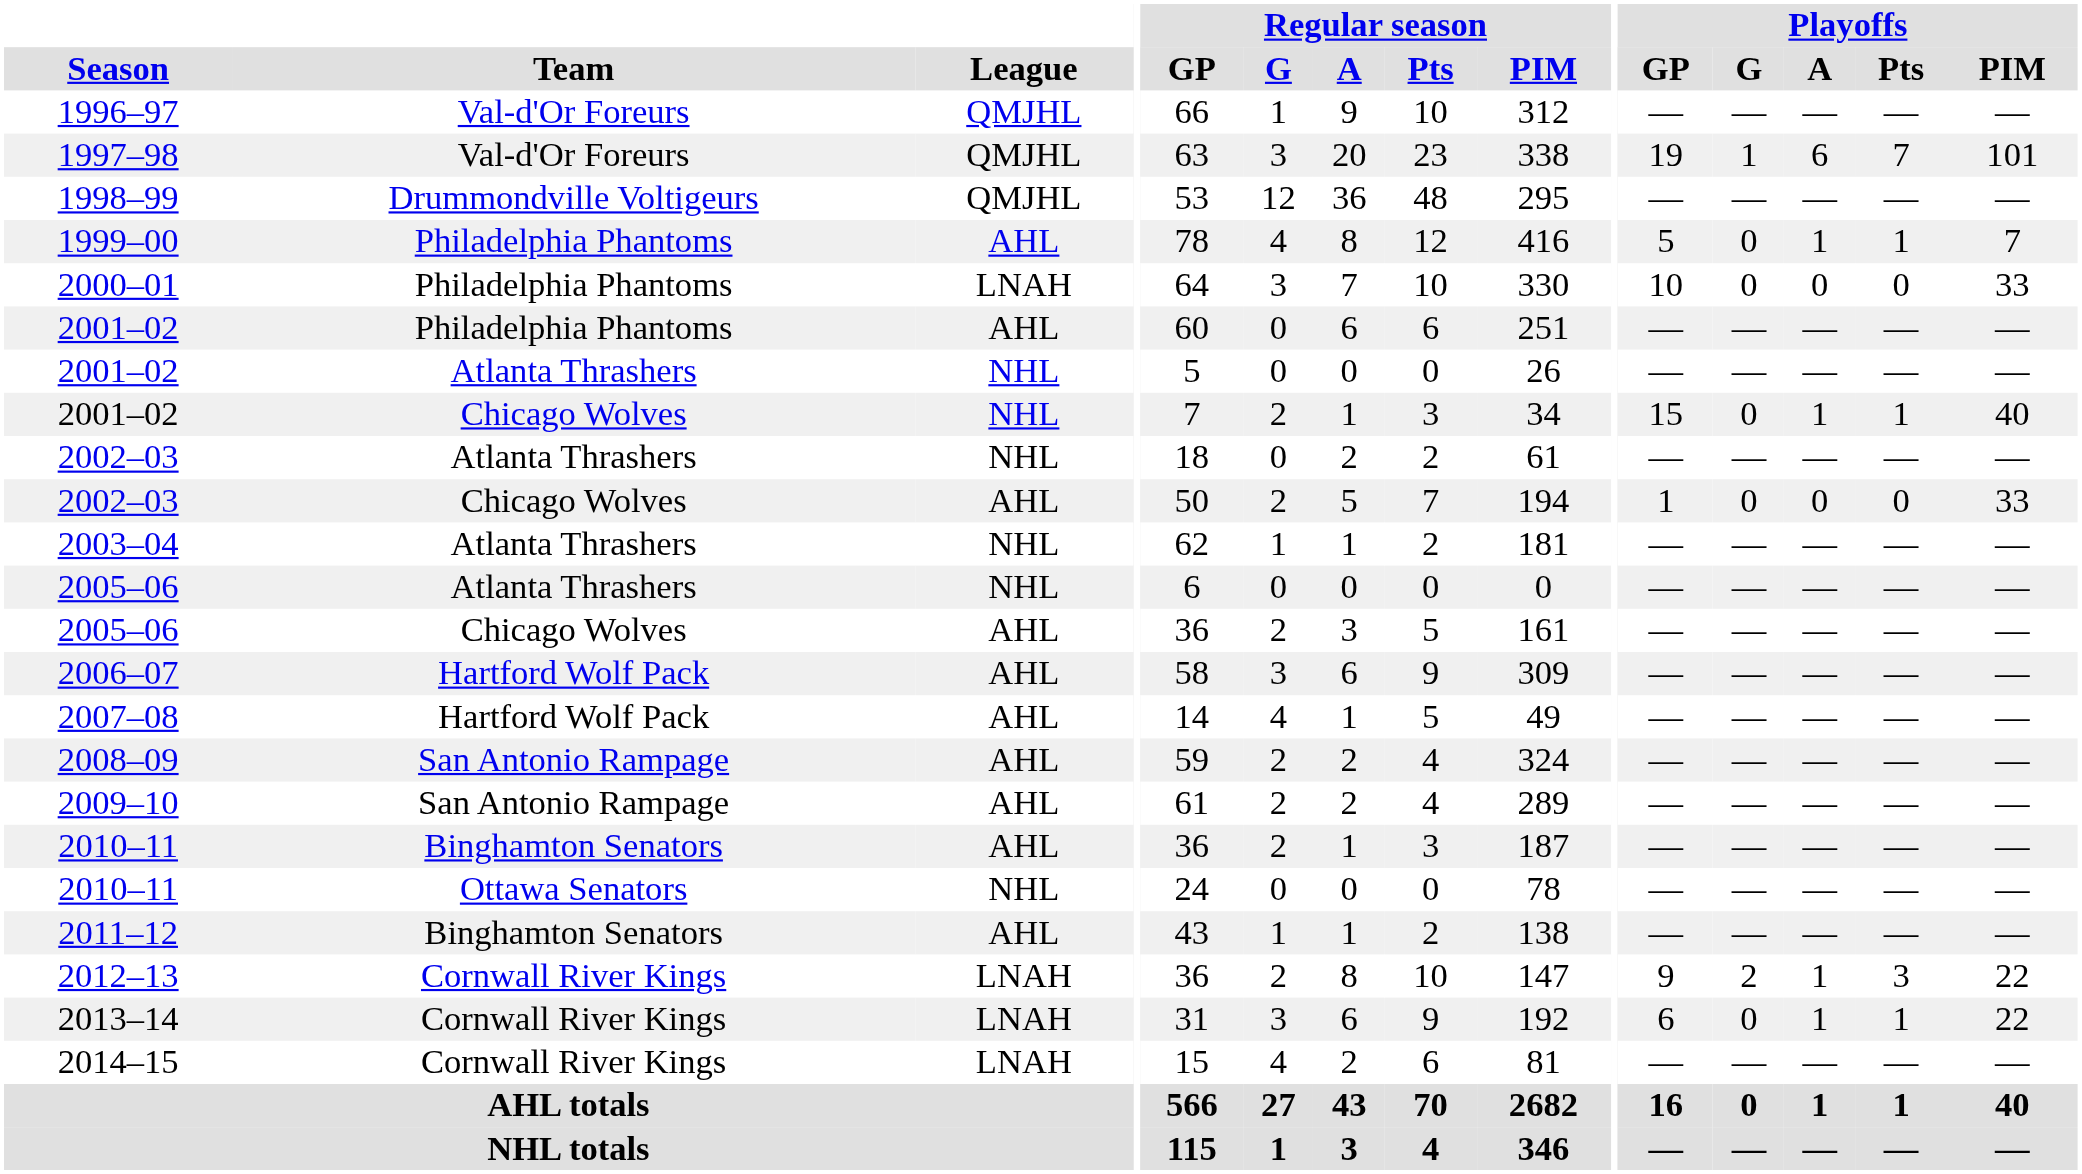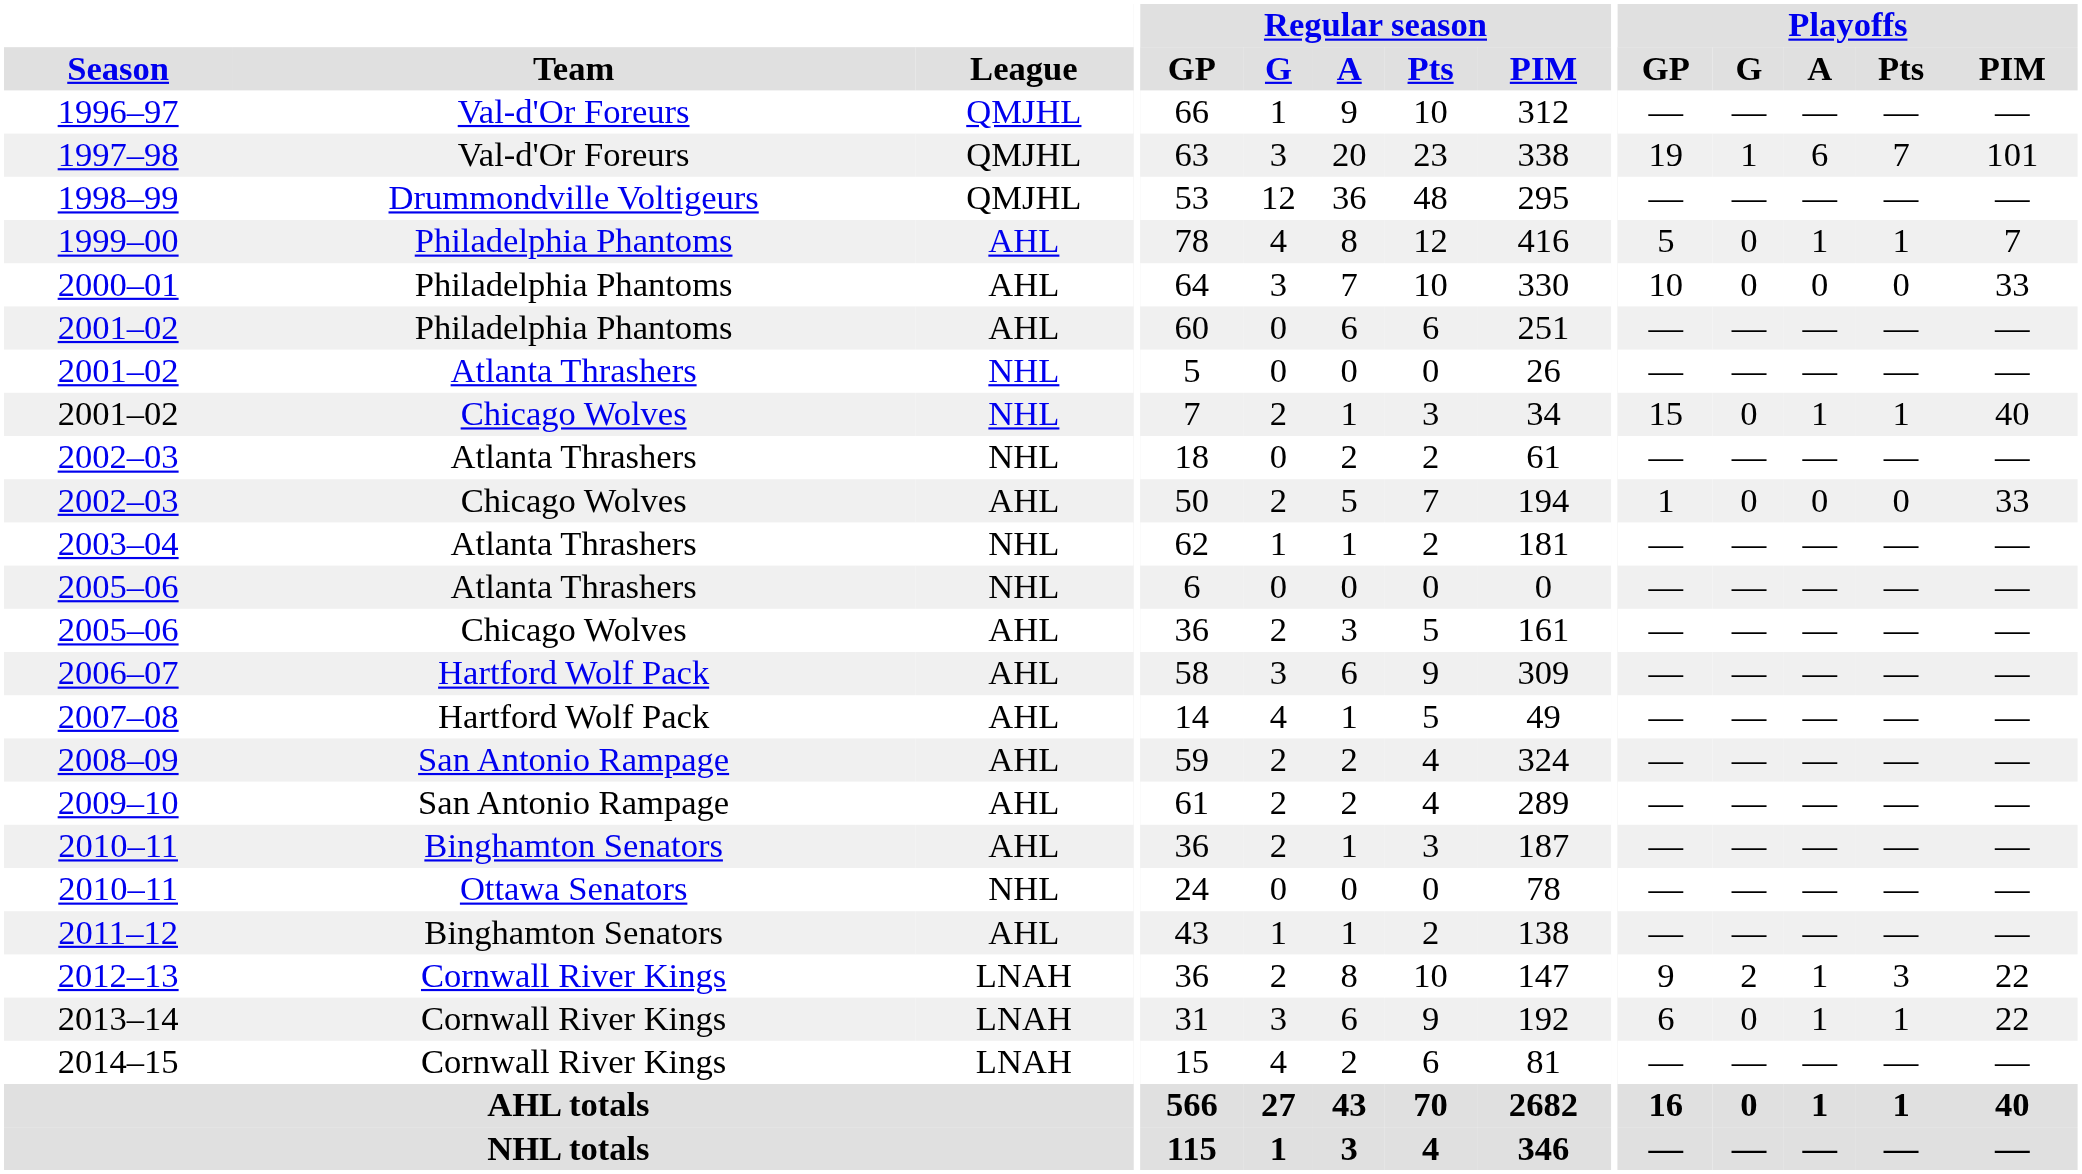(1024, 284) LNAH -> (1024, 284) AHL
